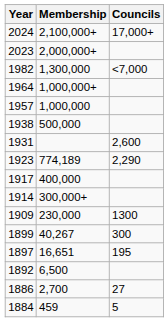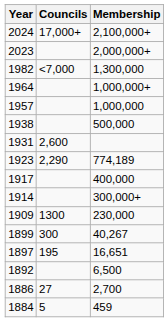columns swapped: (73, 14) <-> (136, 14)
